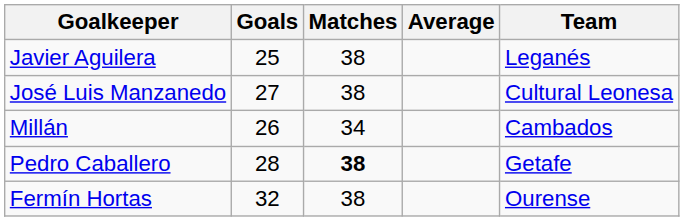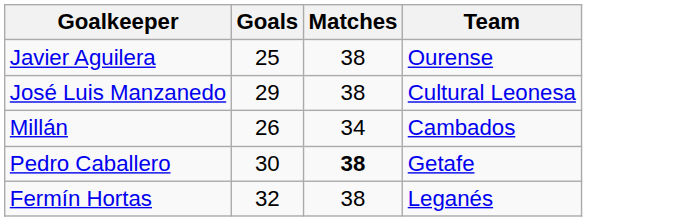- column: (451, 22)
(548, 57) Leganés -> (450, 57) Ourense
(267, 92) 27 -> (267, 92) 29
(267, 163) 28 -> (267, 163) 30
(548, 198) Ourense -> (450, 198) Leganés
